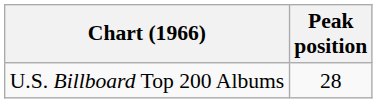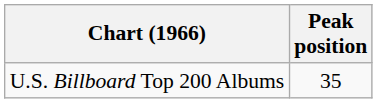(331, 80) 28 -> (331, 80) 35
